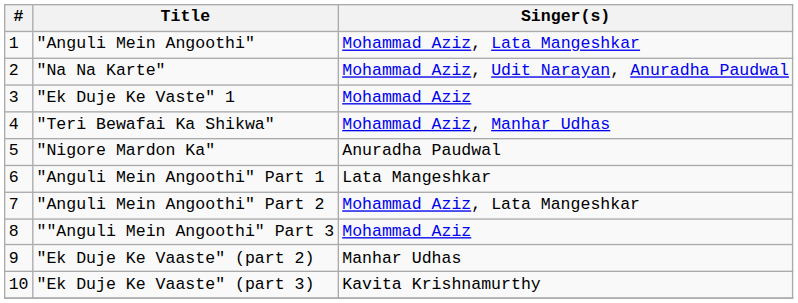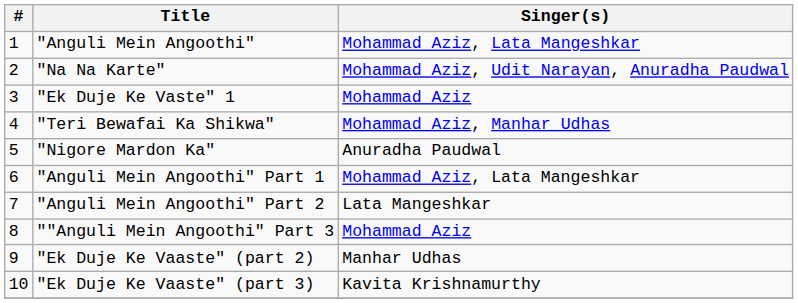(417, 179) Lata Mangeshkar -> (491, 179) Mohammad Aziz, Lata Mangeshkar
(491, 205) Mohammad Aziz, Lata Mangeshkar -> (417, 205) Lata Mangeshkar
